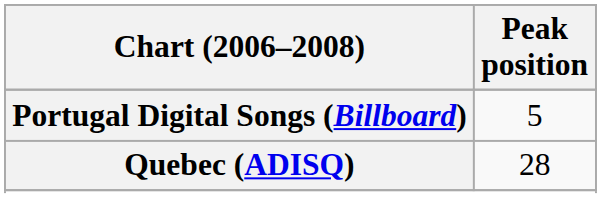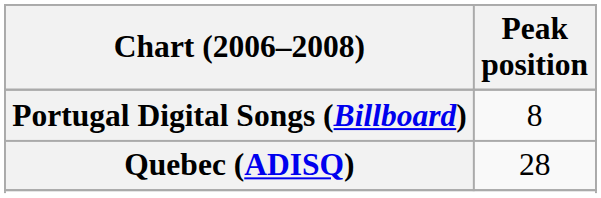(535, 114) 5 -> (535, 114) 8
